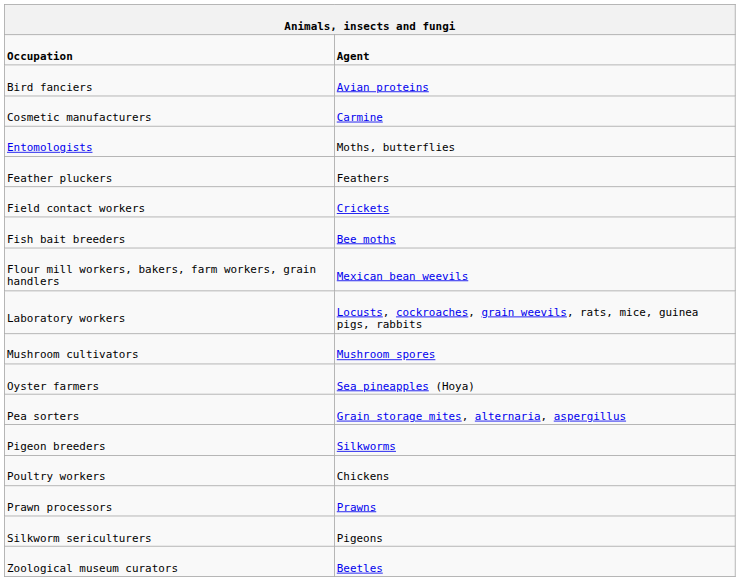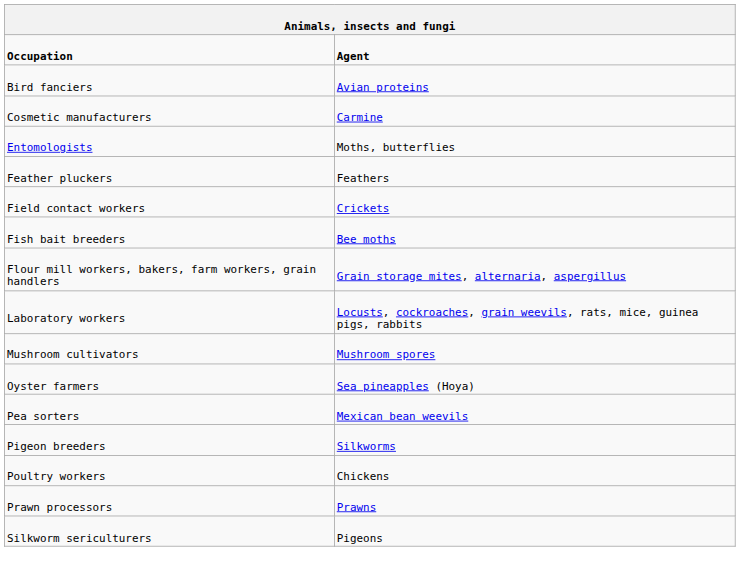(403, 275) Mexican bean weevils -> (481, 275) Grain storage mites, alternaria, aspergillus
(481, 416) Grain storage mites, alternaria, aspergillus -> (403, 416) Mexican bean weevils
- row: (92, 568)
